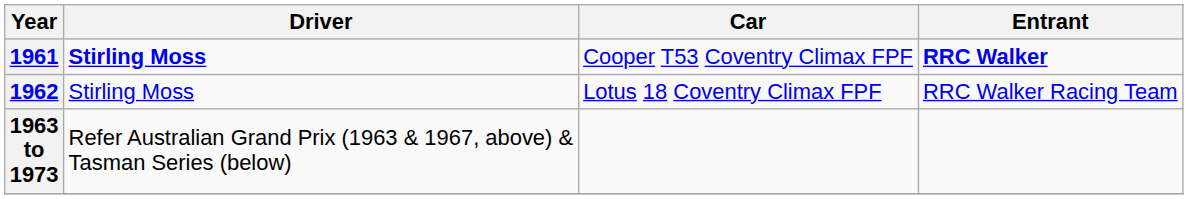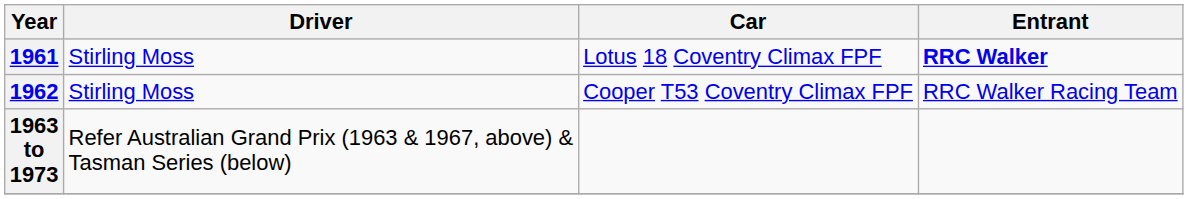(137, 56) bold -> (131, 56) normal
(748, 56) Cooper T53 Coventry Climax FPF -> (732, 56) Lotus 18 Coventry Climax FPF
(732, 91) Lotus 18 Coventry Climax FPF -> (748, 91) Cooper T53 Coventry Climax FPF
